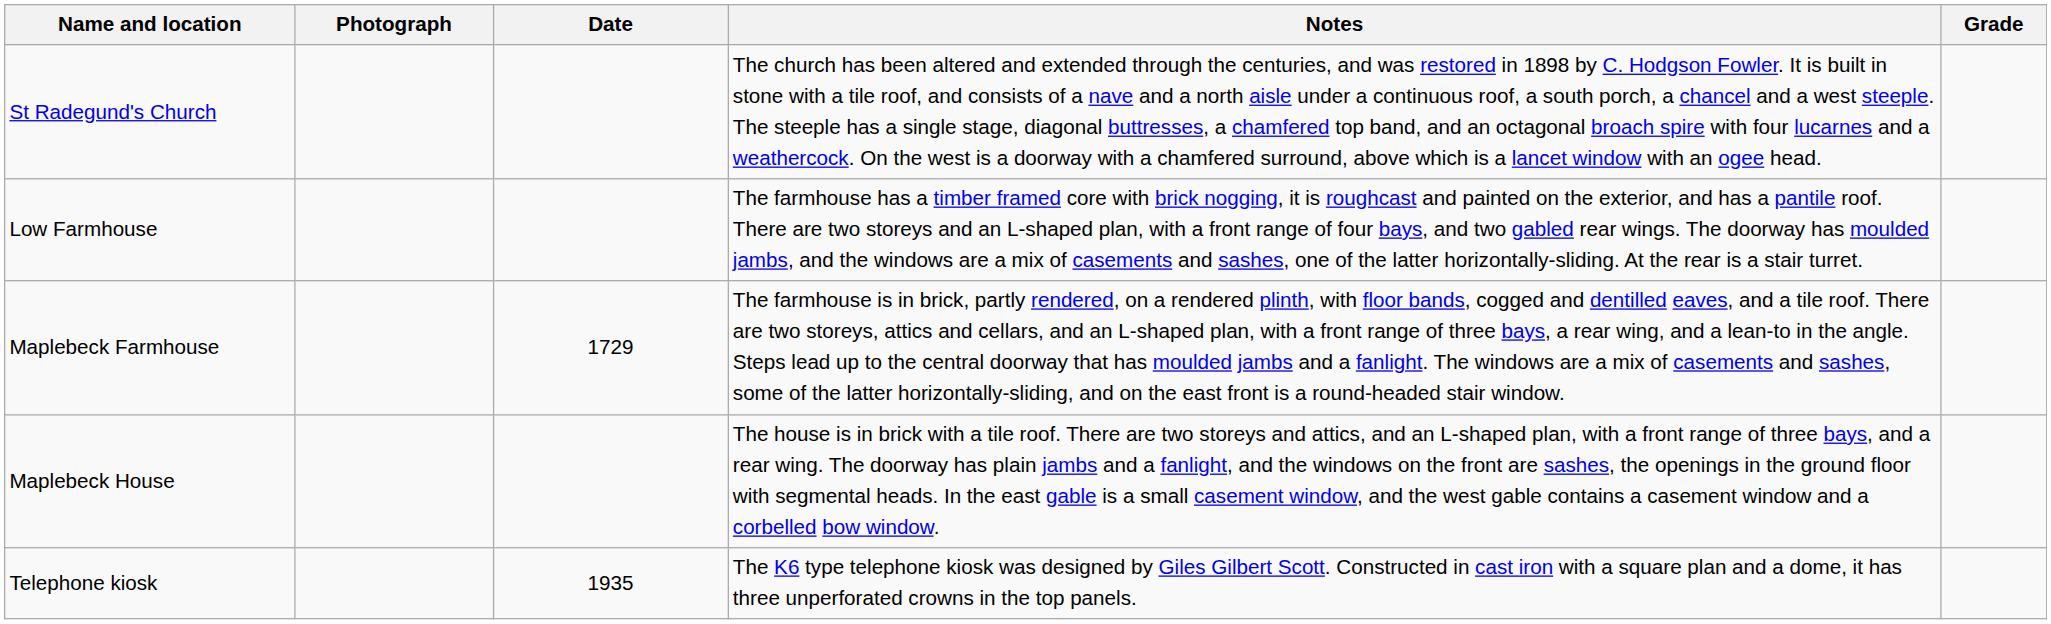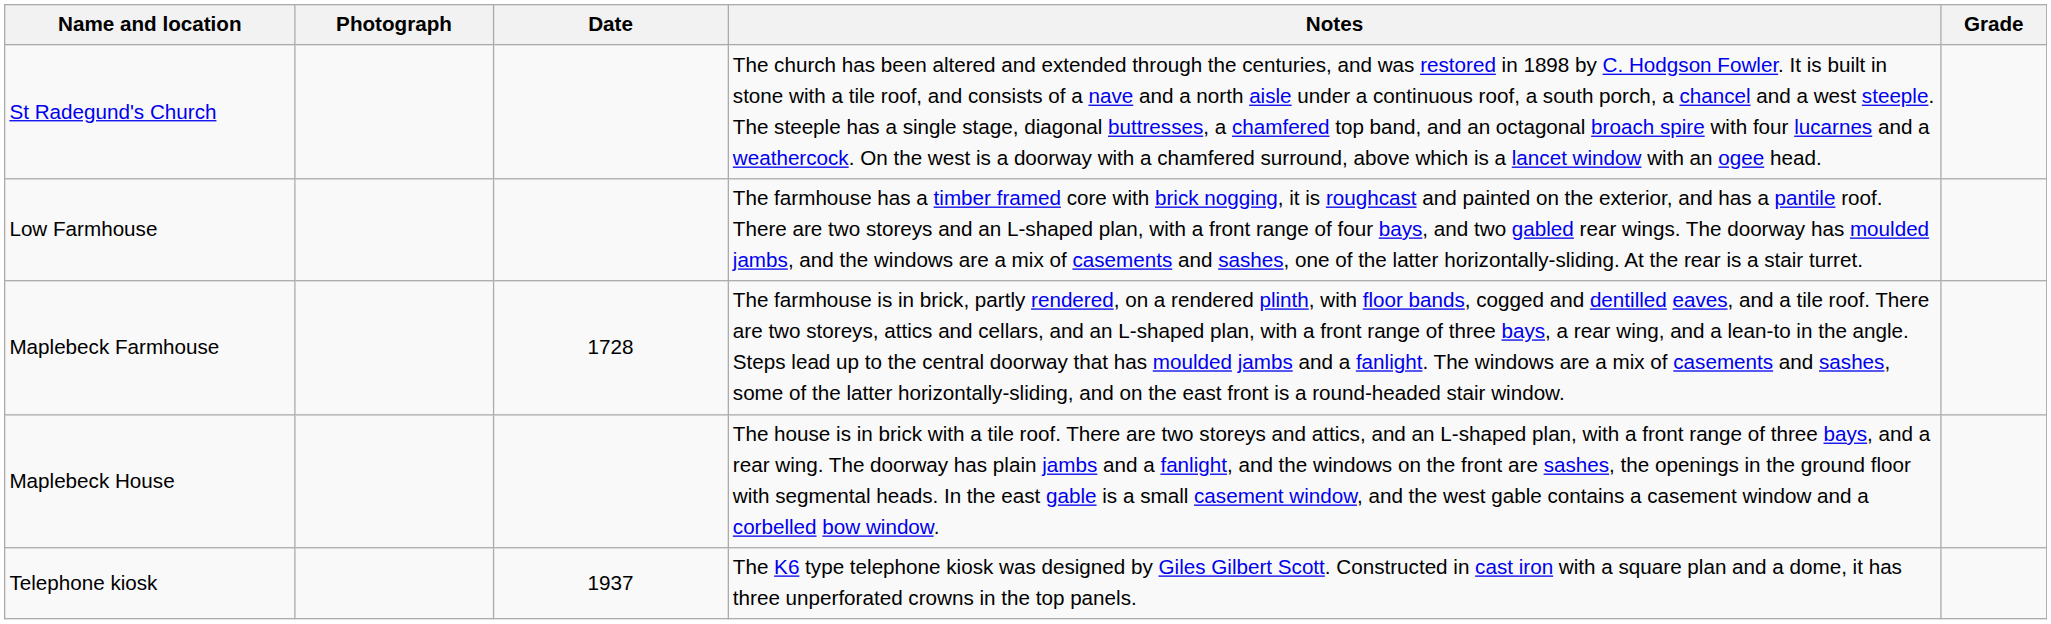(611, 347) 1729 -> (611, 347) 1728
(611, 583) 1935 -> (611, 583) 1937
